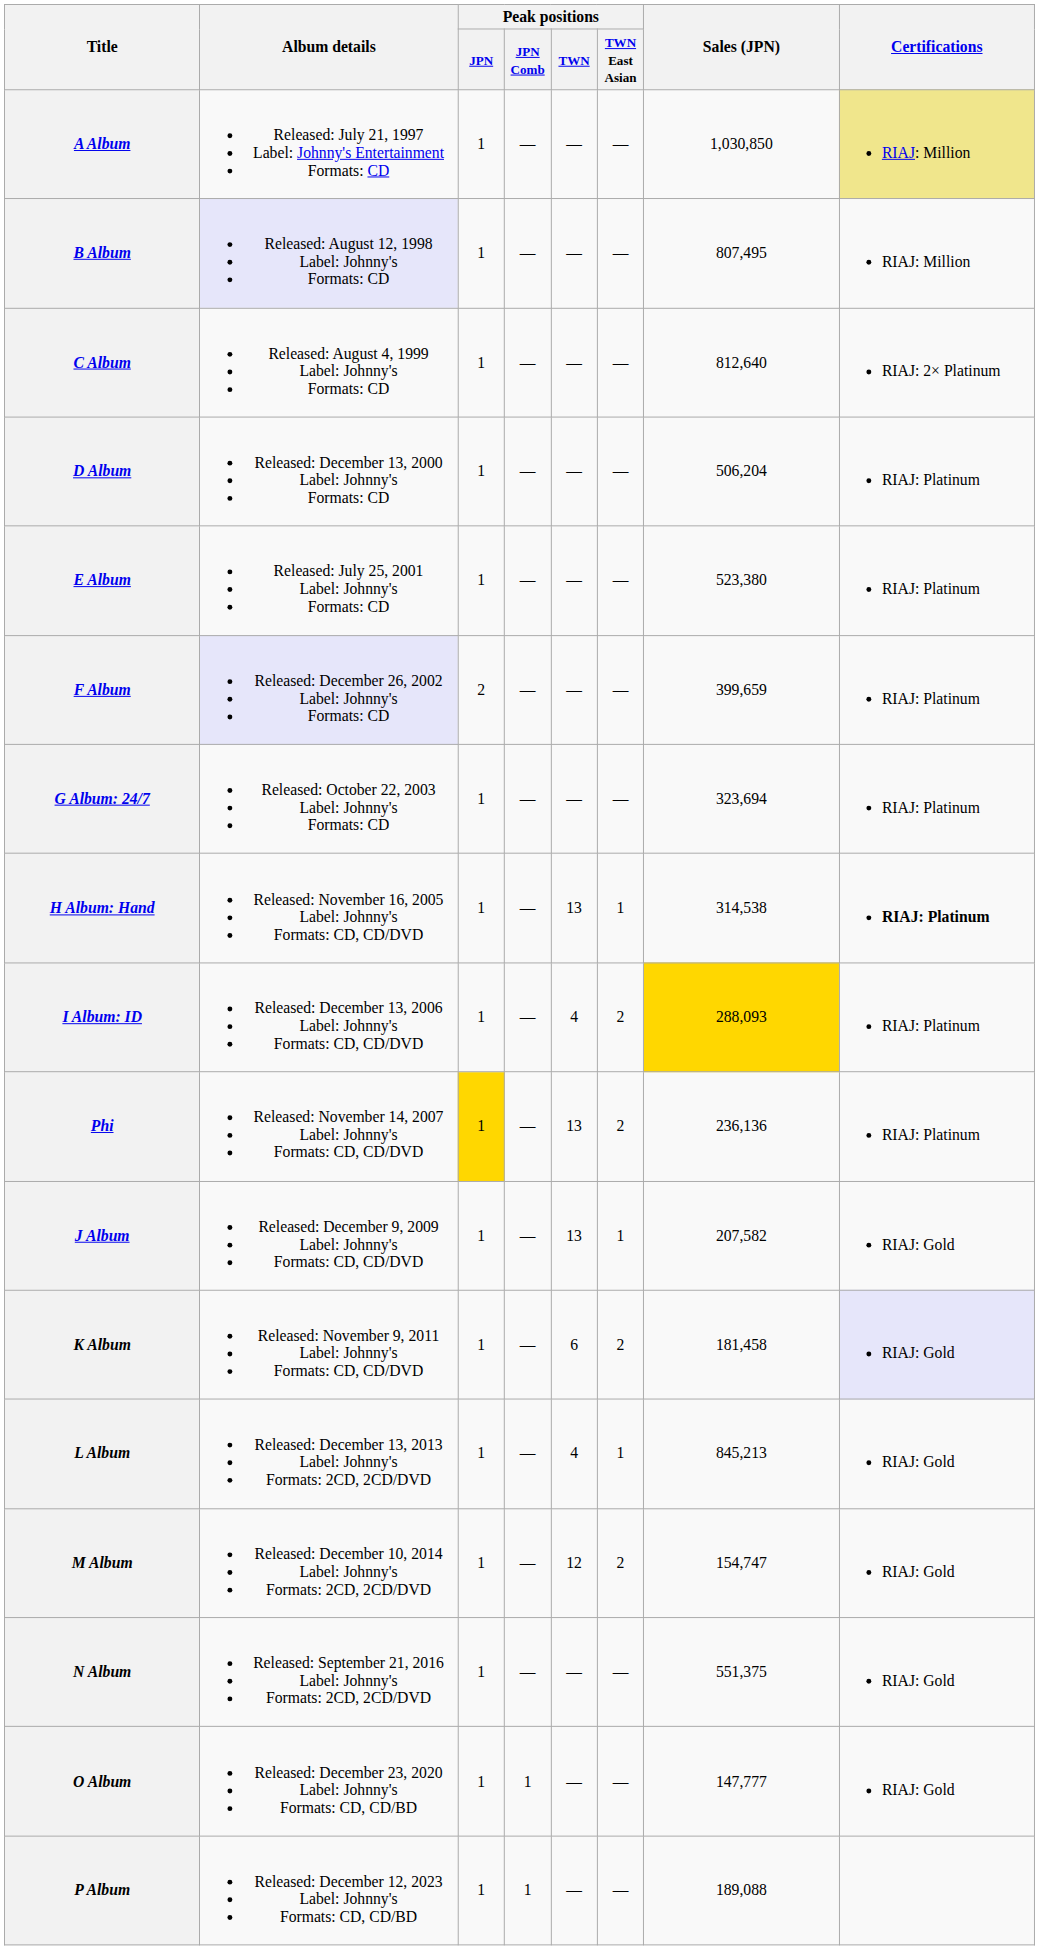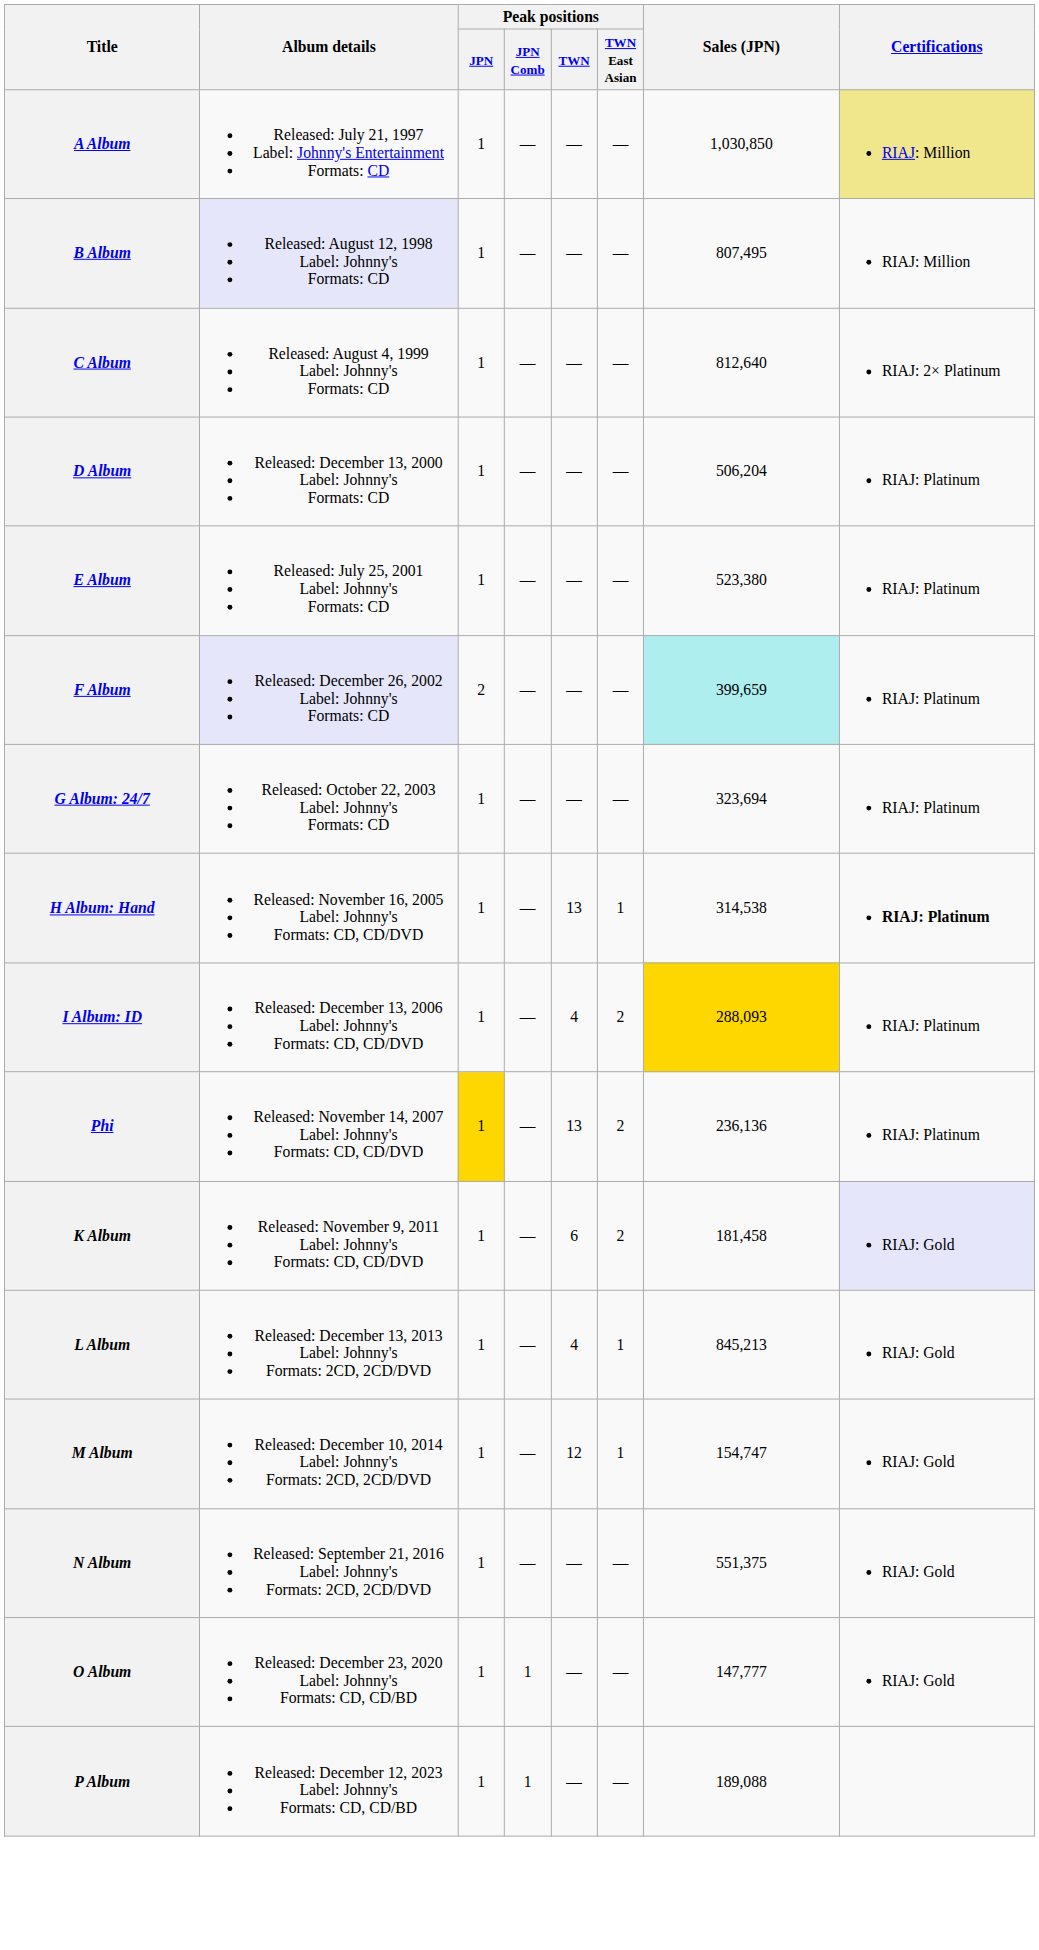(741, 689) no background -> (741, 689) paleturquoise background
- row: (102, 1235)
(620, 1563) 2 -> (620, 1453) 1
